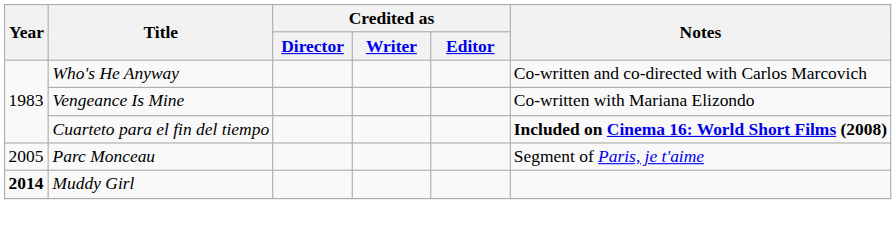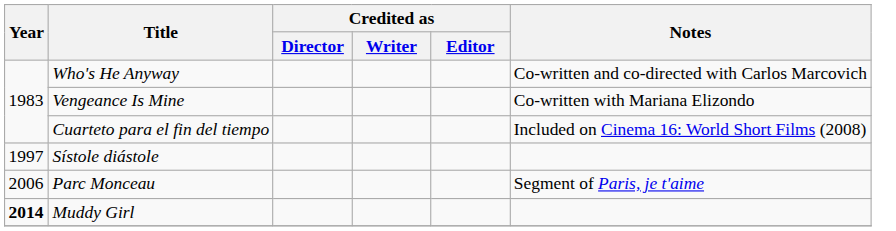(700, 128) bold -> (690, 128) normal
+ row: (106, 156)
(26, 156) 2005 -> (26, 184) 2006
